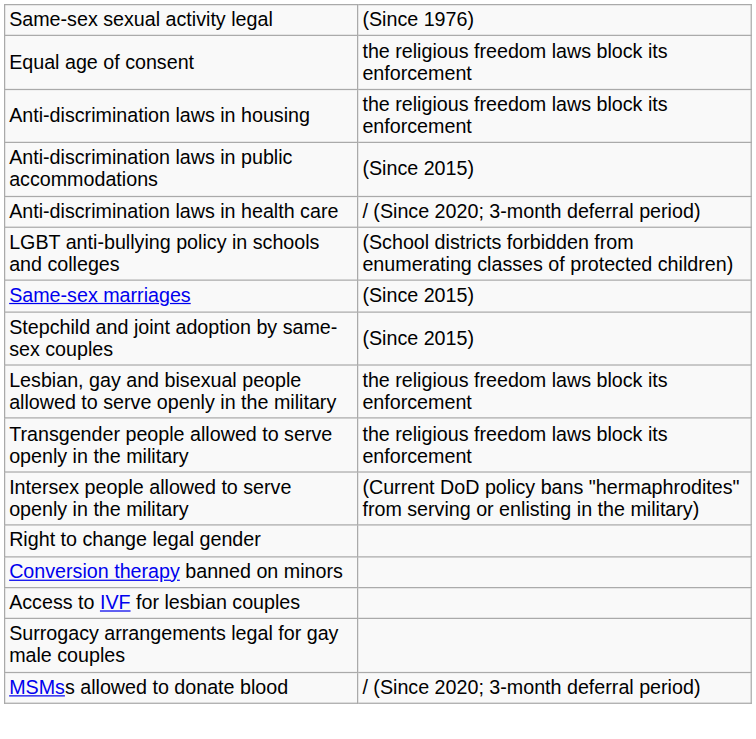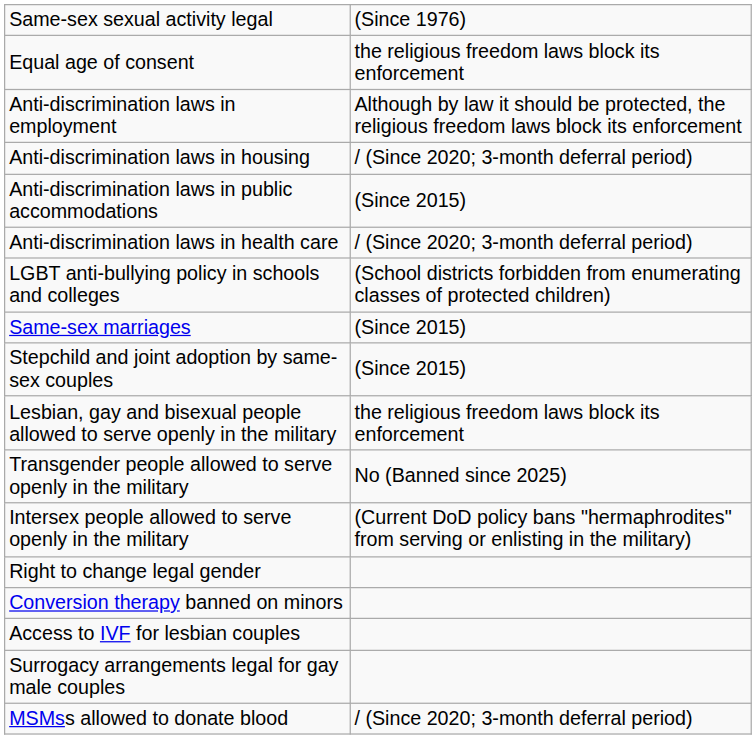+ row: (122, 115)
(515, 115) the religious freedom laws block its enforcement -> (524, 158) / (Since 2020; 3-month deferral period)
(515, 444) the religious freedom laws block its enforcement -> (461, 476) No (Banned since 2025)
